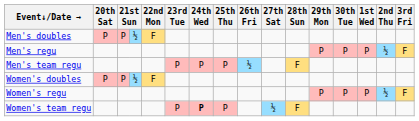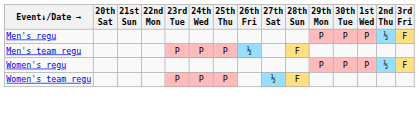- row: (39, 36)
- row: (44, 79)
(201, 108) bold -> (201, 79) normal
